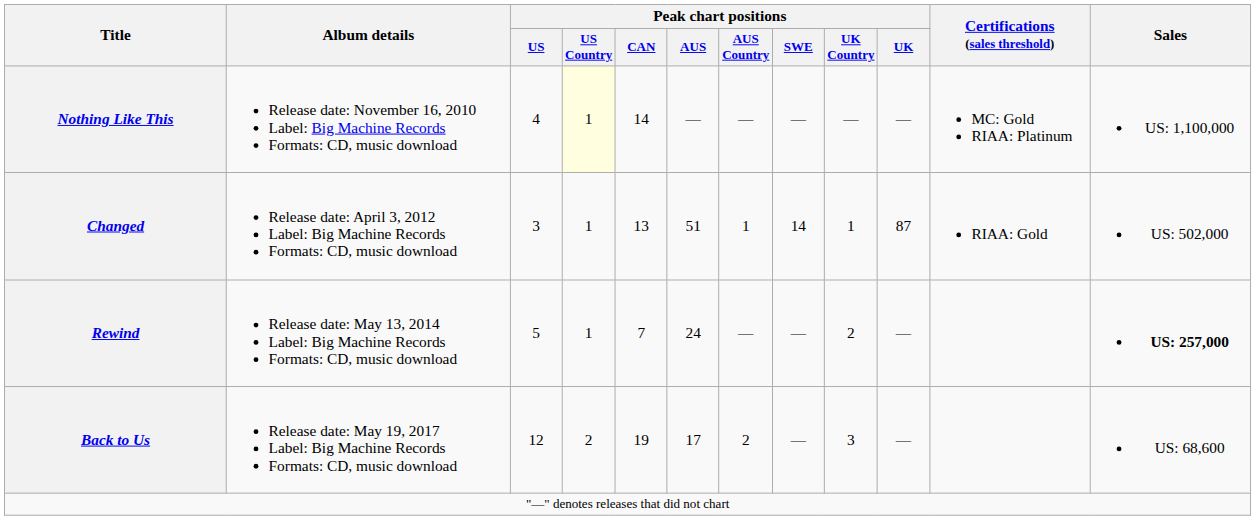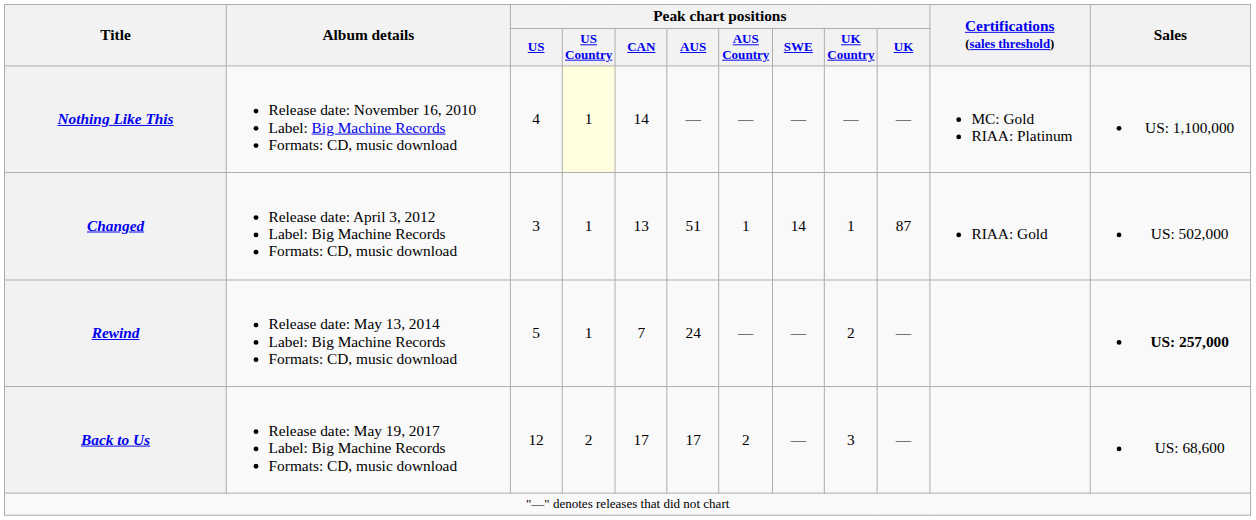(641, 439) 19 -> (641, 439) 17
